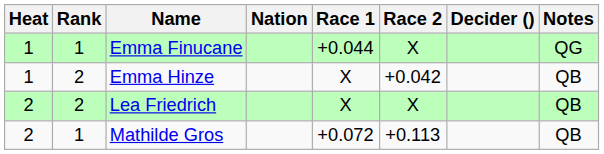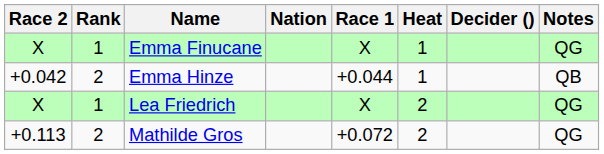columns swapped: (29, 18) <-> (413, 18)
(346, 47) +0.044 -> (365, 47) X
(346, 76) X -> (365, 76) +0.044
(79, 105) 2 -> (98, 105) 1
(568, 105) QB -> (568, 105) QG
(79, 134) 1 -> (98, 134) 2
(568, 134) QB -> (568, 134) QG
